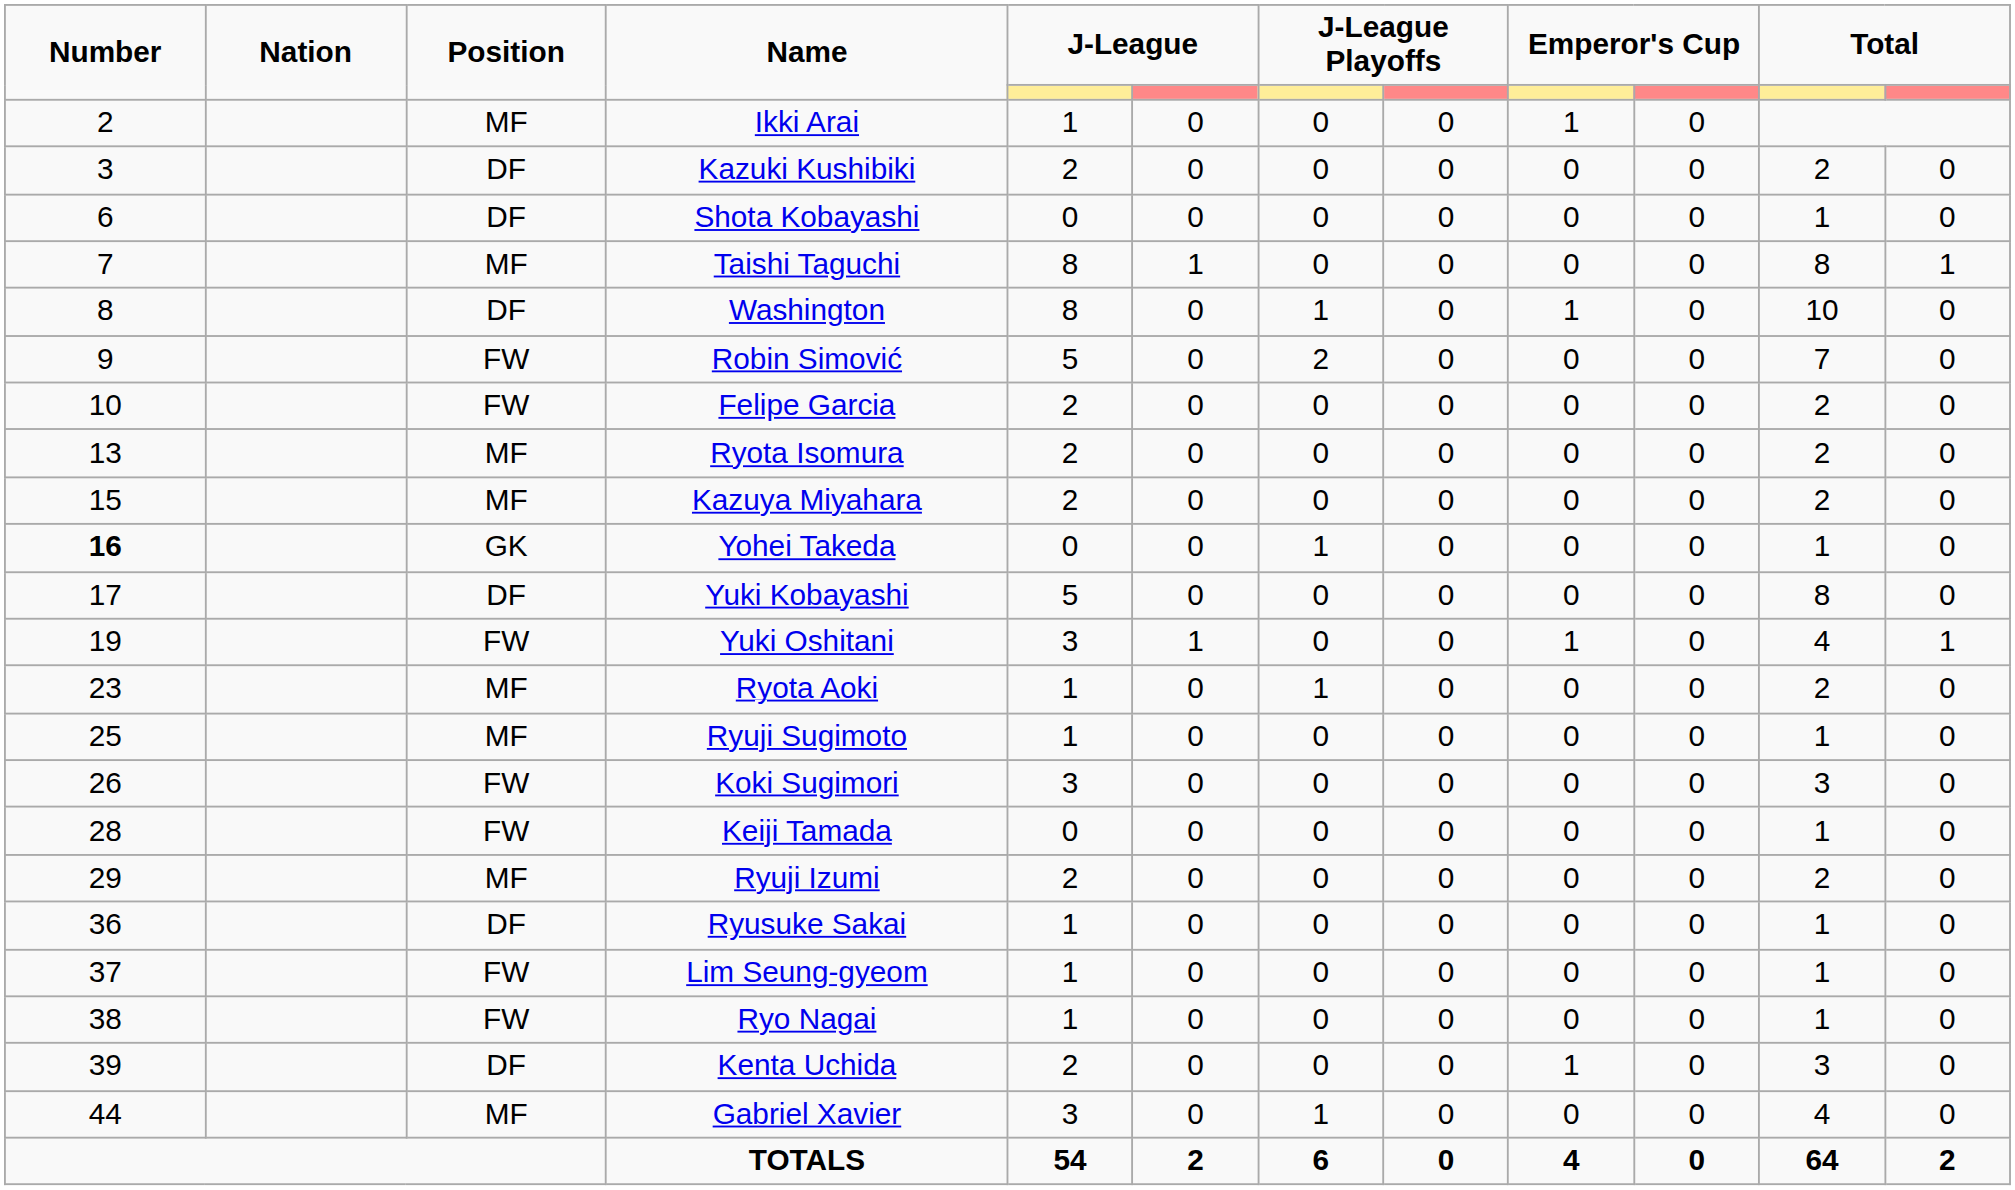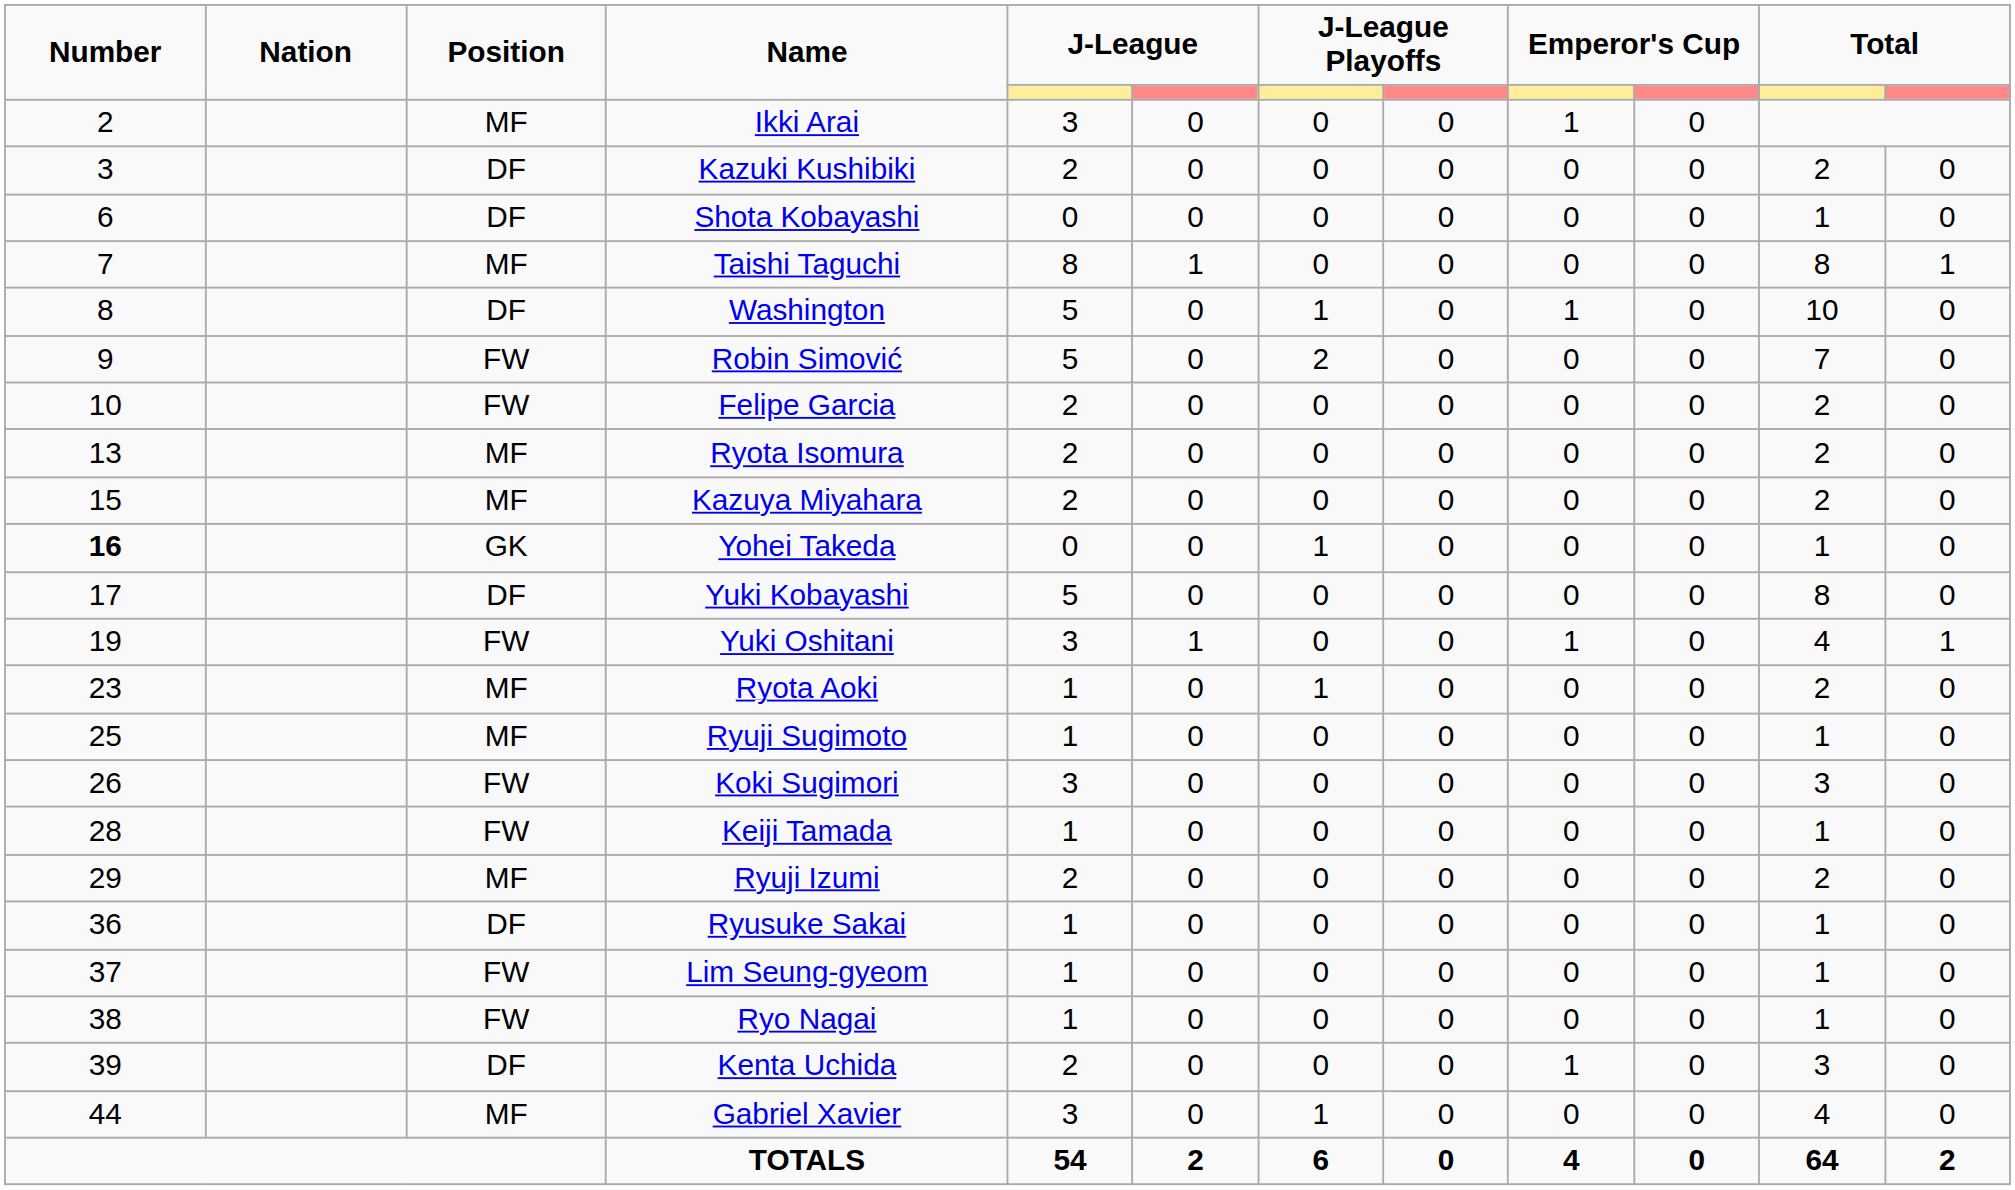(1070, 122) 1 -> (1070, 122) 3
(1070, 311) 8 -> (1070, 311) 5
(1070, 830) 0 -> (1070, 830) 1
